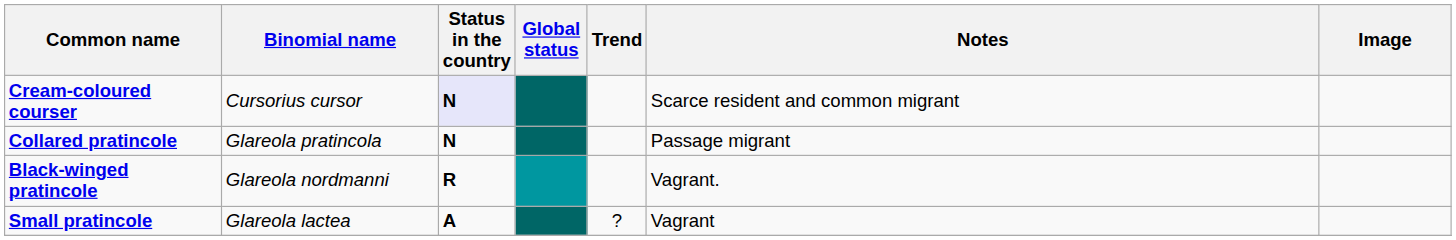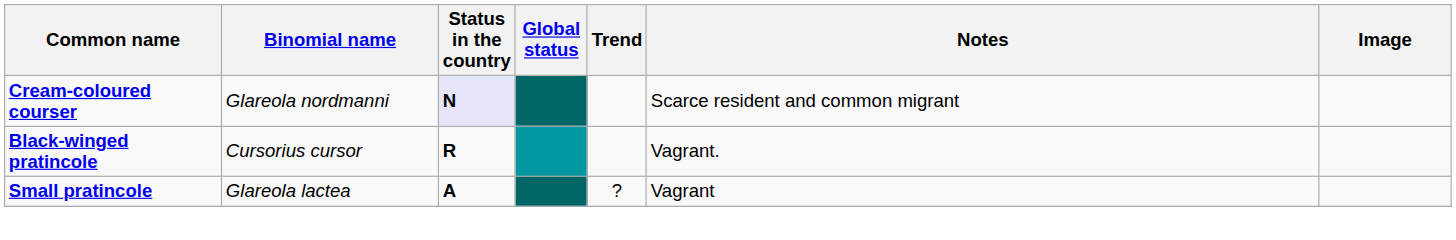(294, 100) Cursorius cursor -> (307, 100) Glareola nordmanni
- row: (93, 140)
(307, 180) Glareola nordmanni -> (294, 151) Cursorius cursor
